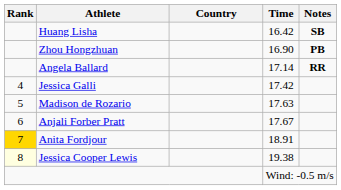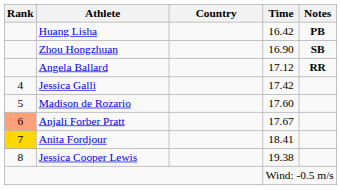(318, 31) SB -> (318, 31) PB
(318, 49) PB -> (318, 49) SB
(281, 67) 17.14 -> (281, 67) 17.12
(281, 103) 17.63 -> (281, 103) 17.60
(20, 121) no background -> (20, 121) lightsalmon background
(281, 139) 18.91 -> (281, 139) 18.41
(20, 157) lightyellow background -> (20, 157) no background
